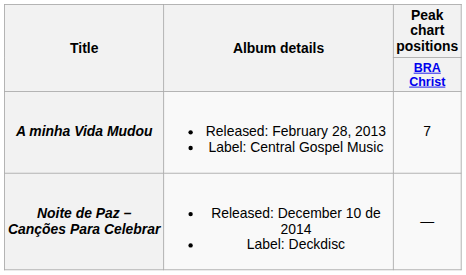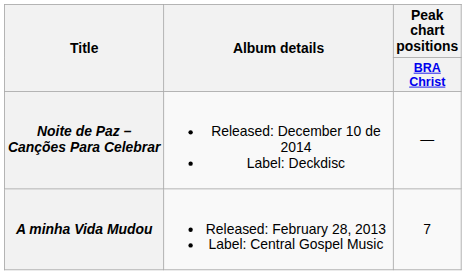rows swapped: (84, 132) <-> (84, 221)
